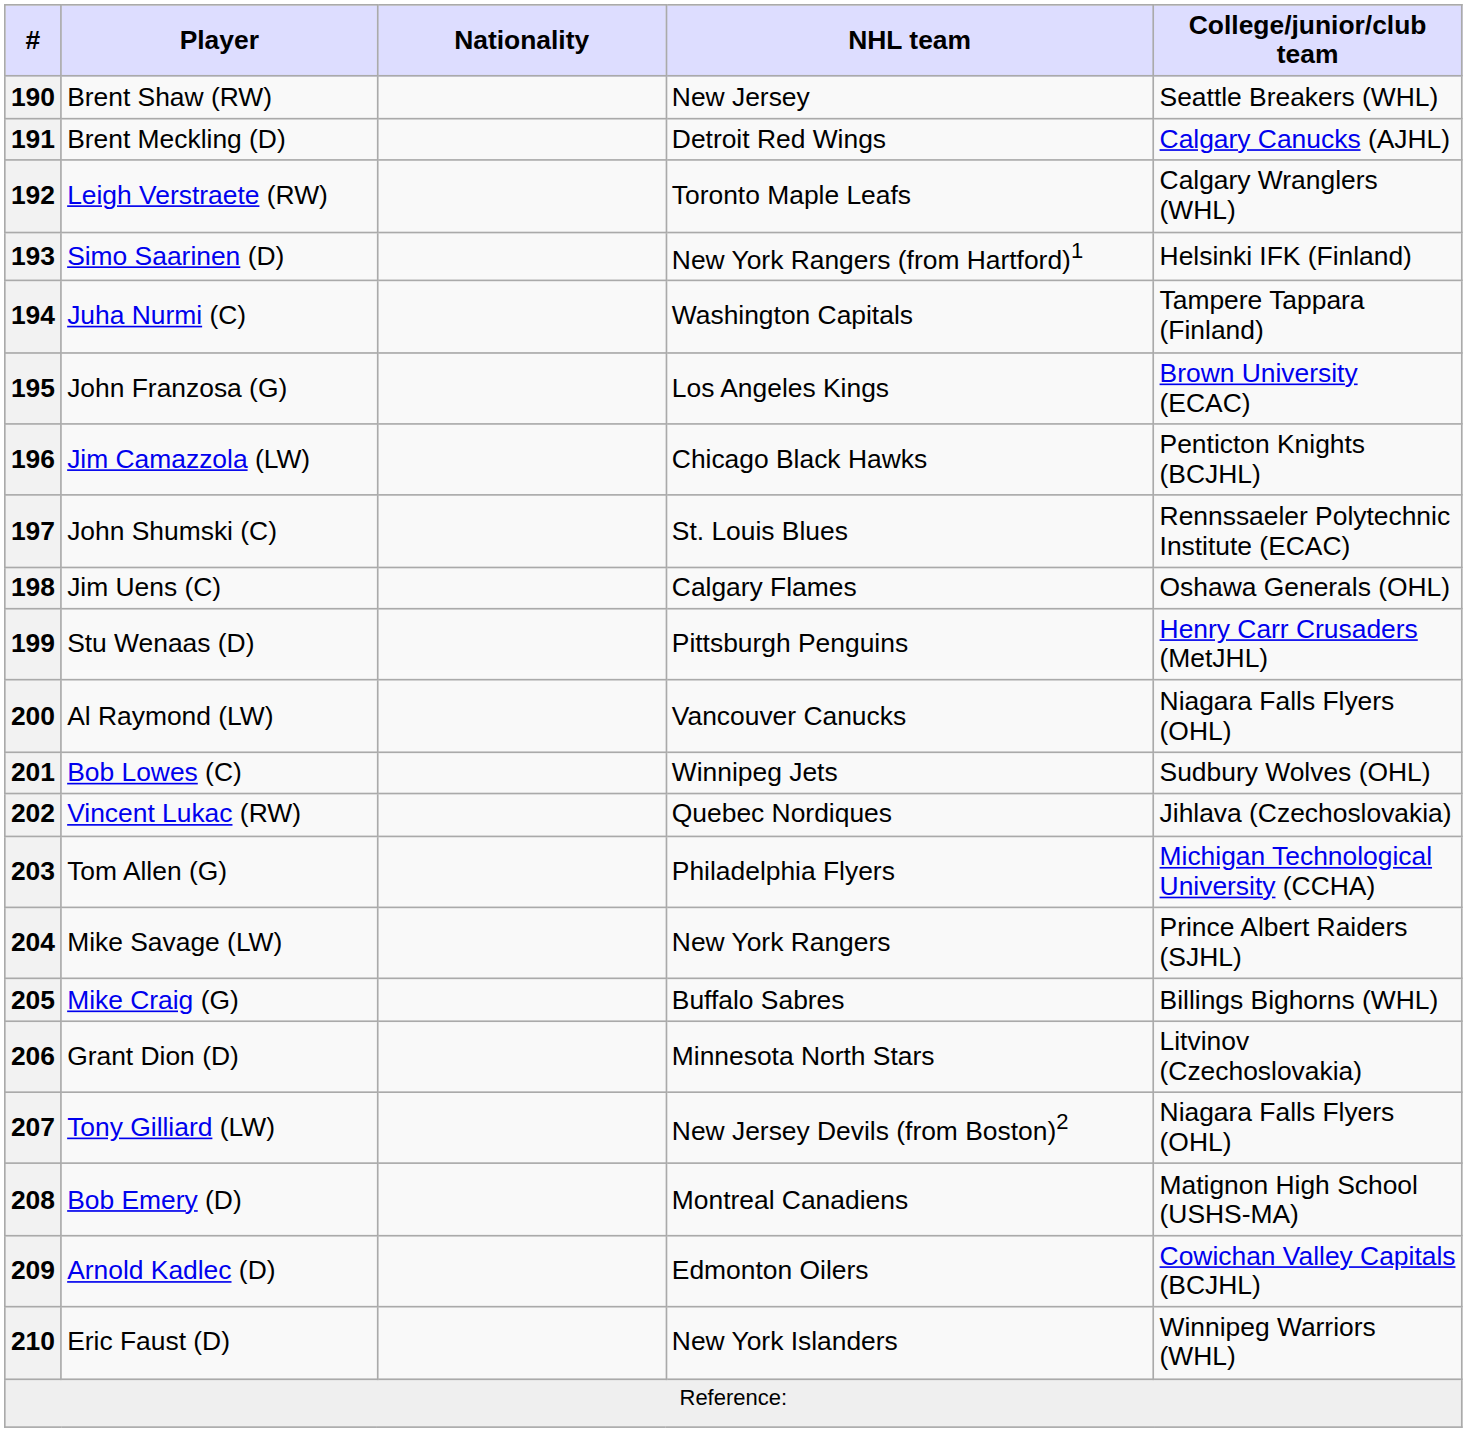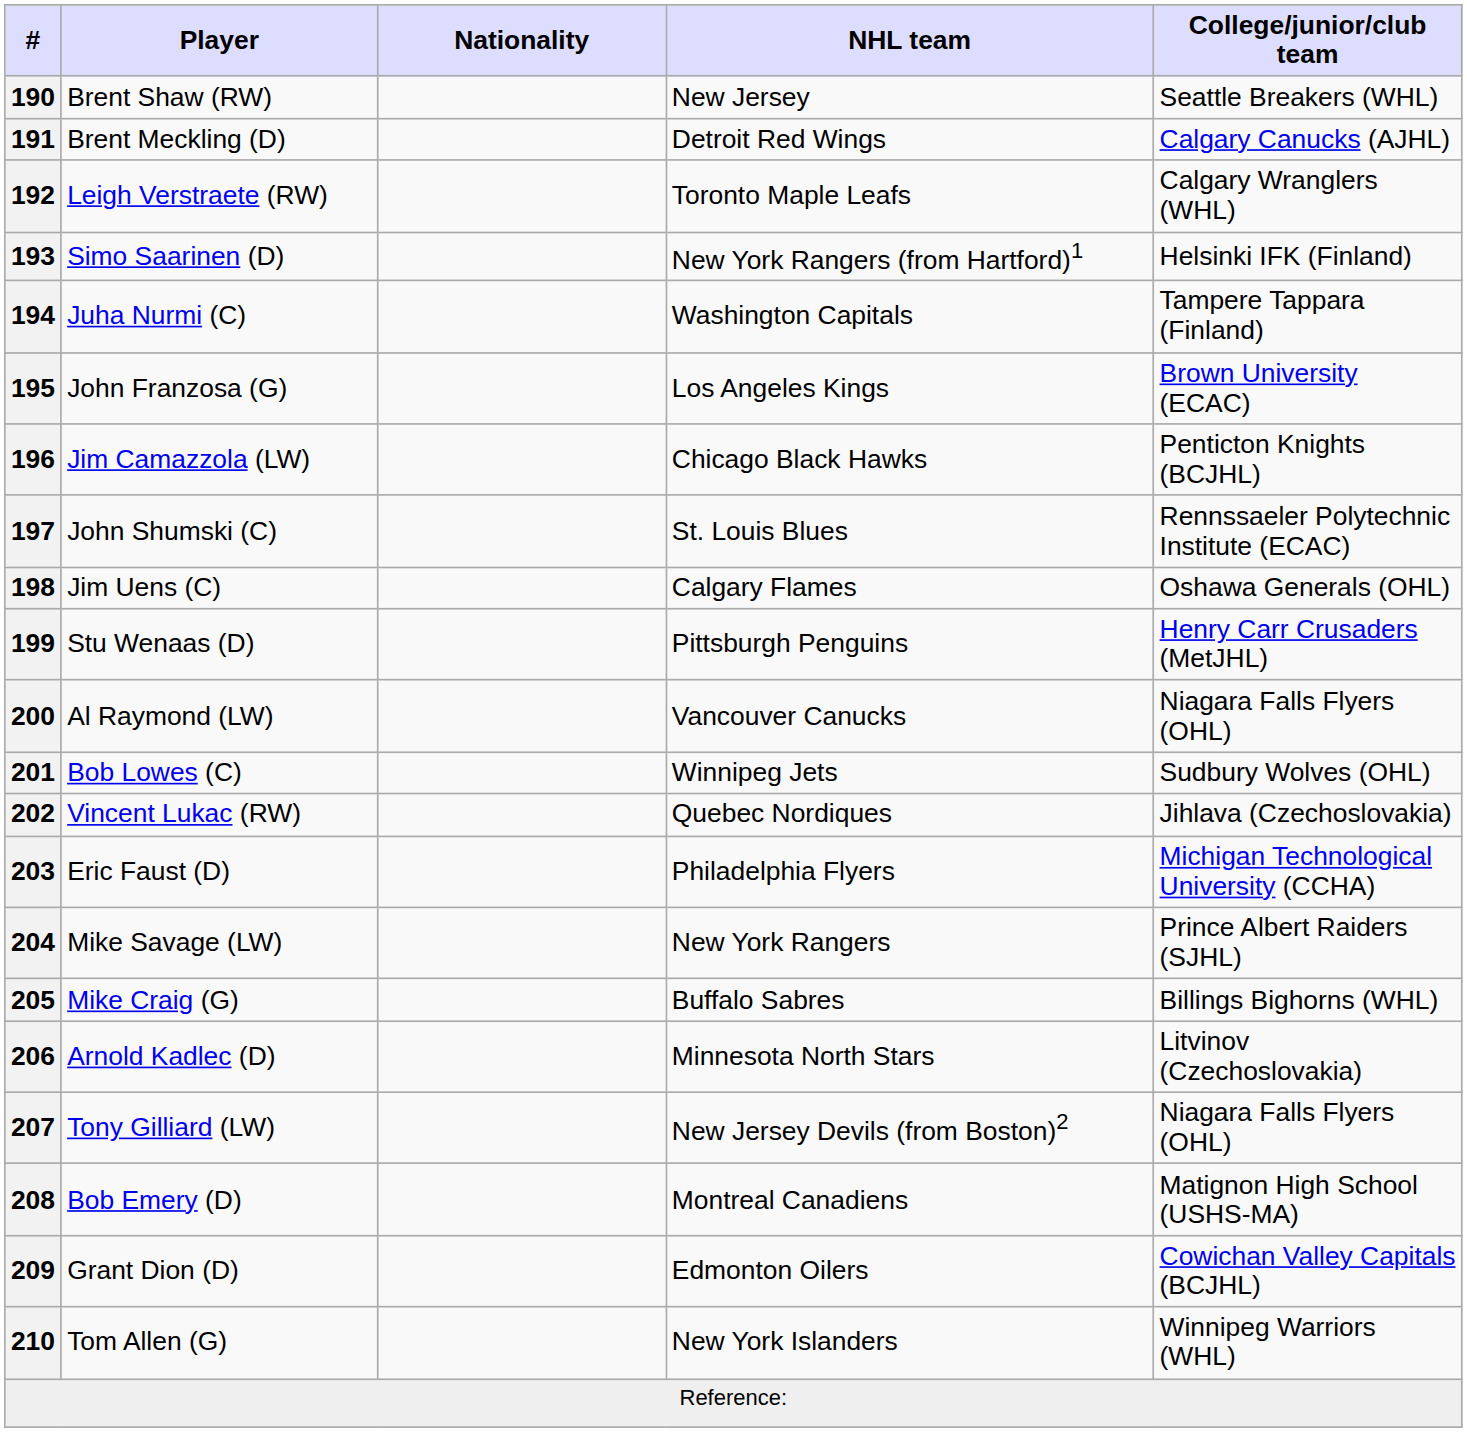(147, 871) Tom Allen (G) -> (149, 871) Eric Faust (D)
(153, 1056) Grant Dion (D) -> (171, 1056) Arnold Kadlec (D)
(171, 1270) Arnold Kadlec (D) -> (153, 1270) Grant Dion (D)
(149, 1342) Eric Faust (D) -> (147, 1342) Tom Allen (G)
